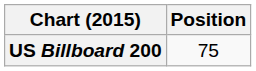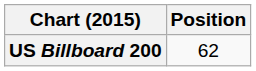(208, 50) 75 -> (208, 50) 62
